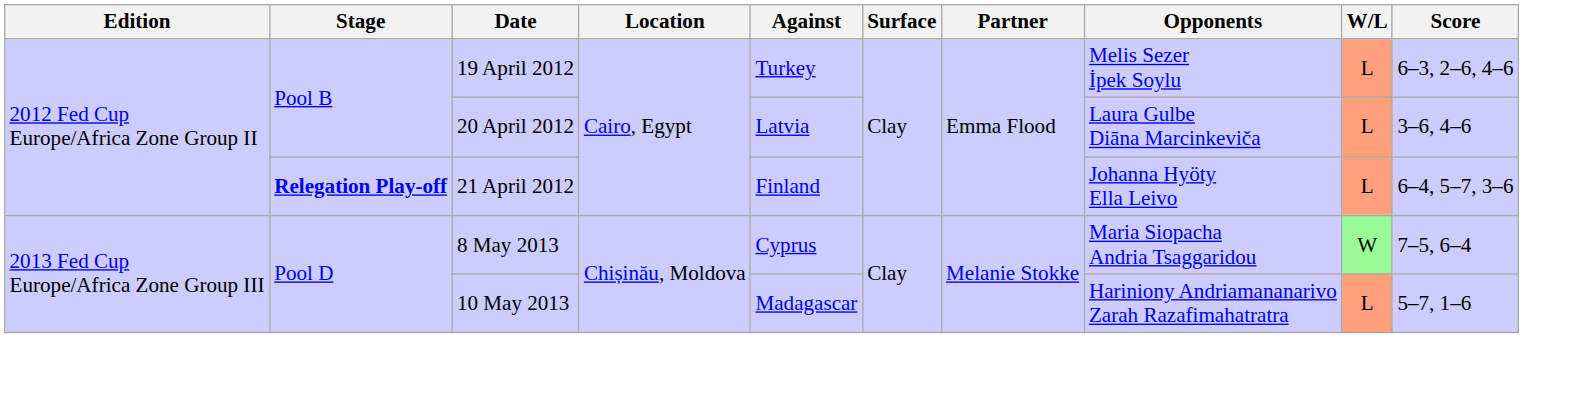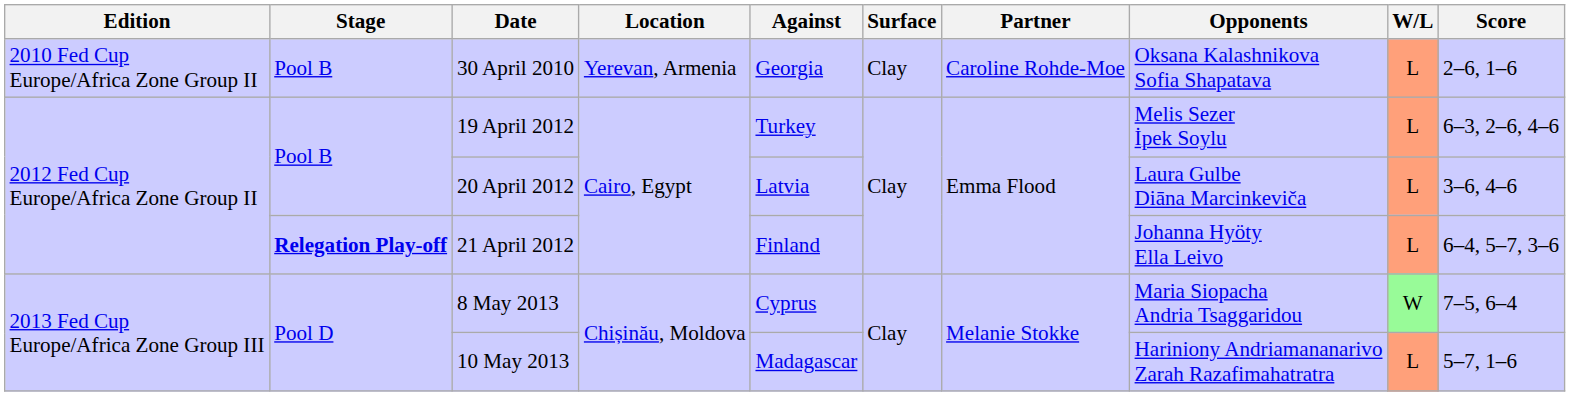+ row: (515, 67)
